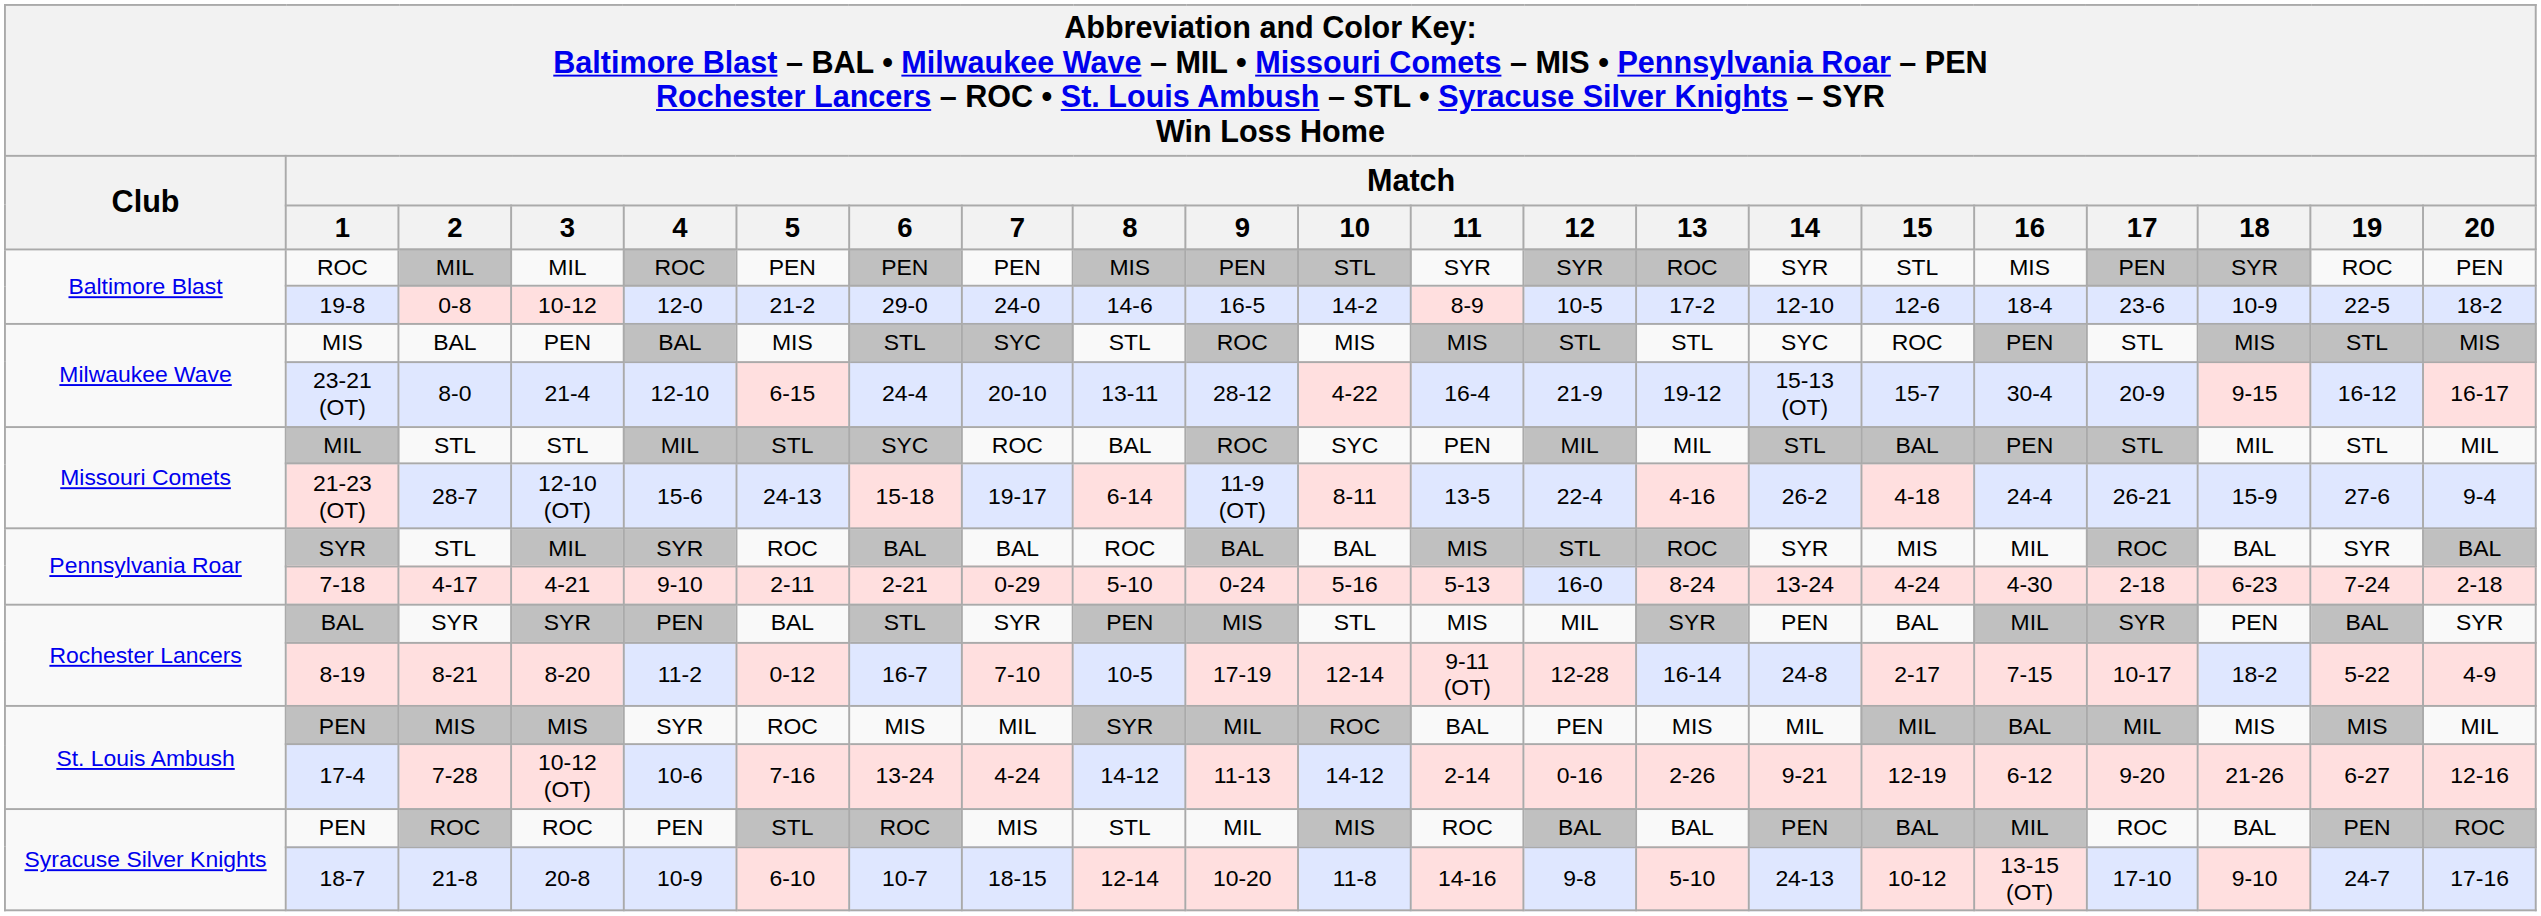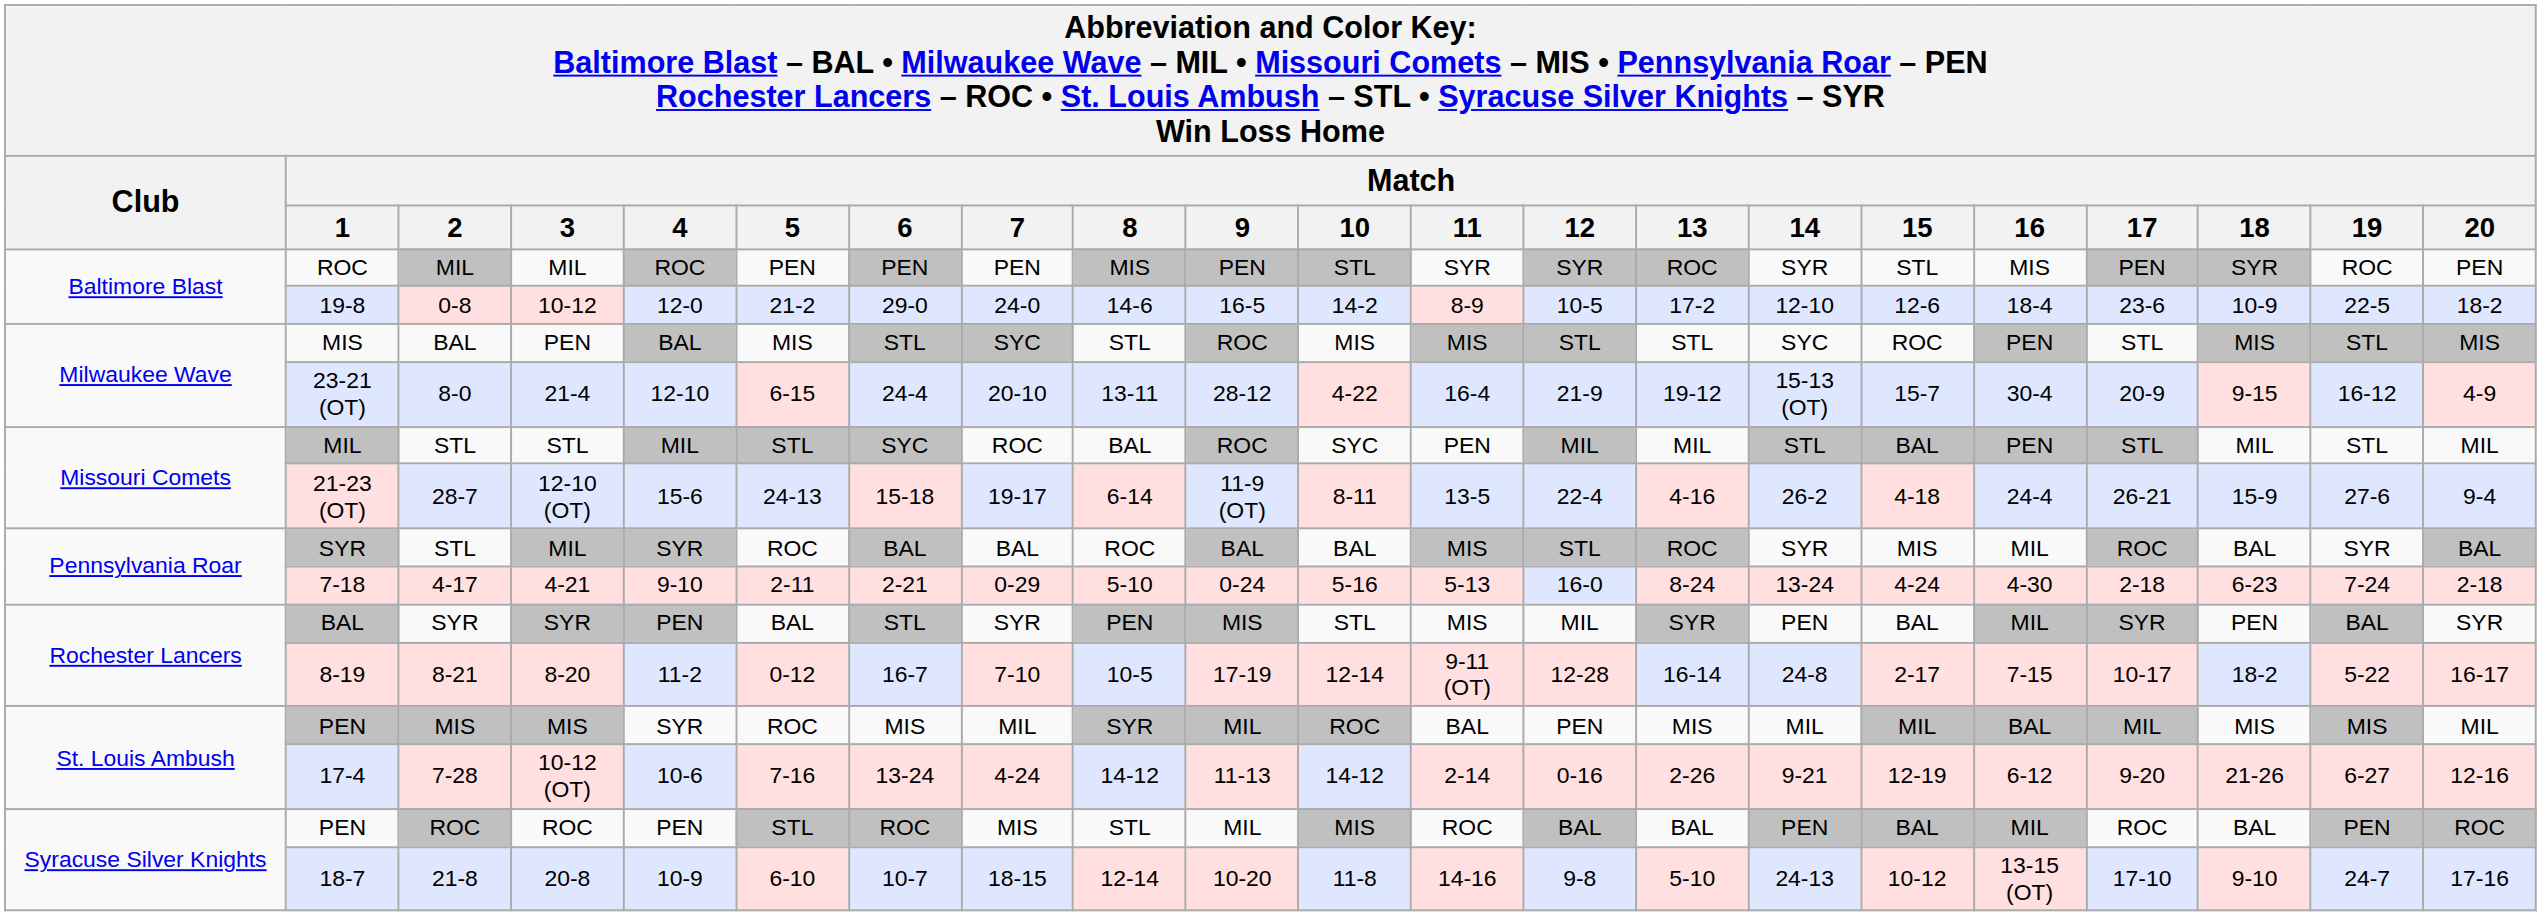(2480, 394) 16-17 -> (2480, 394) 4-9
(2480, 674) 4-9 -> (2480, 674) 16-17
